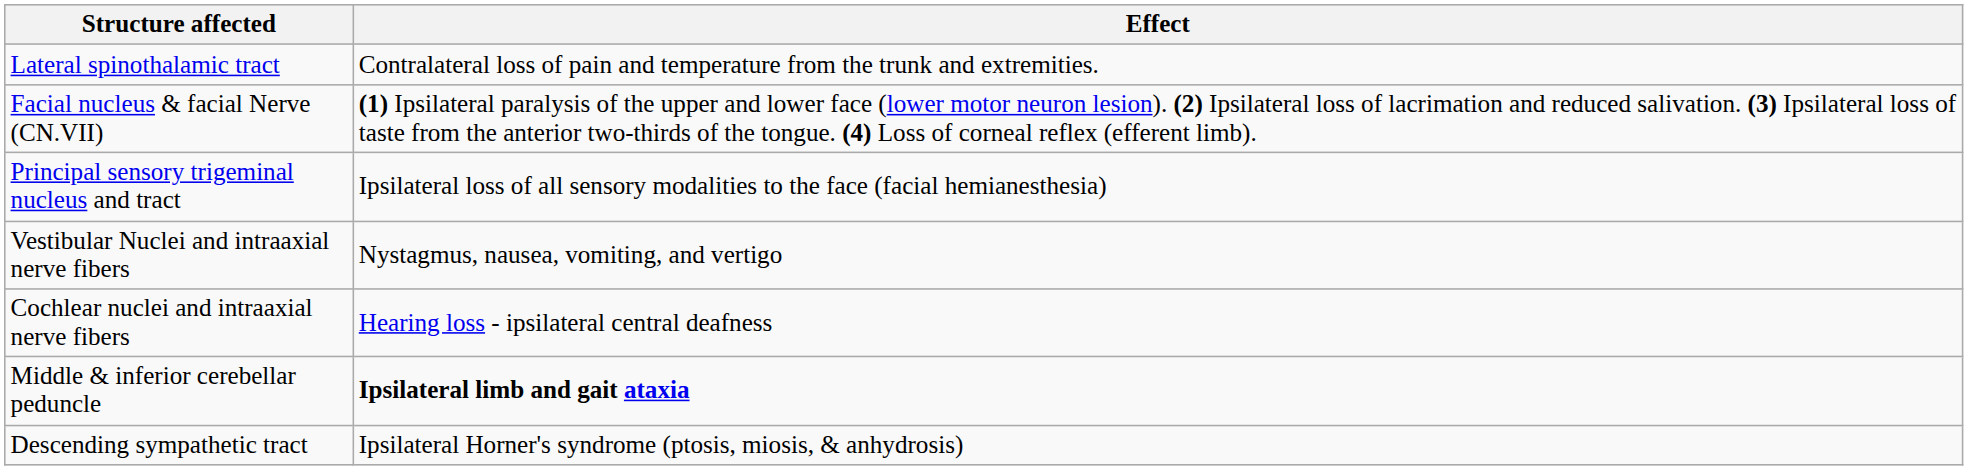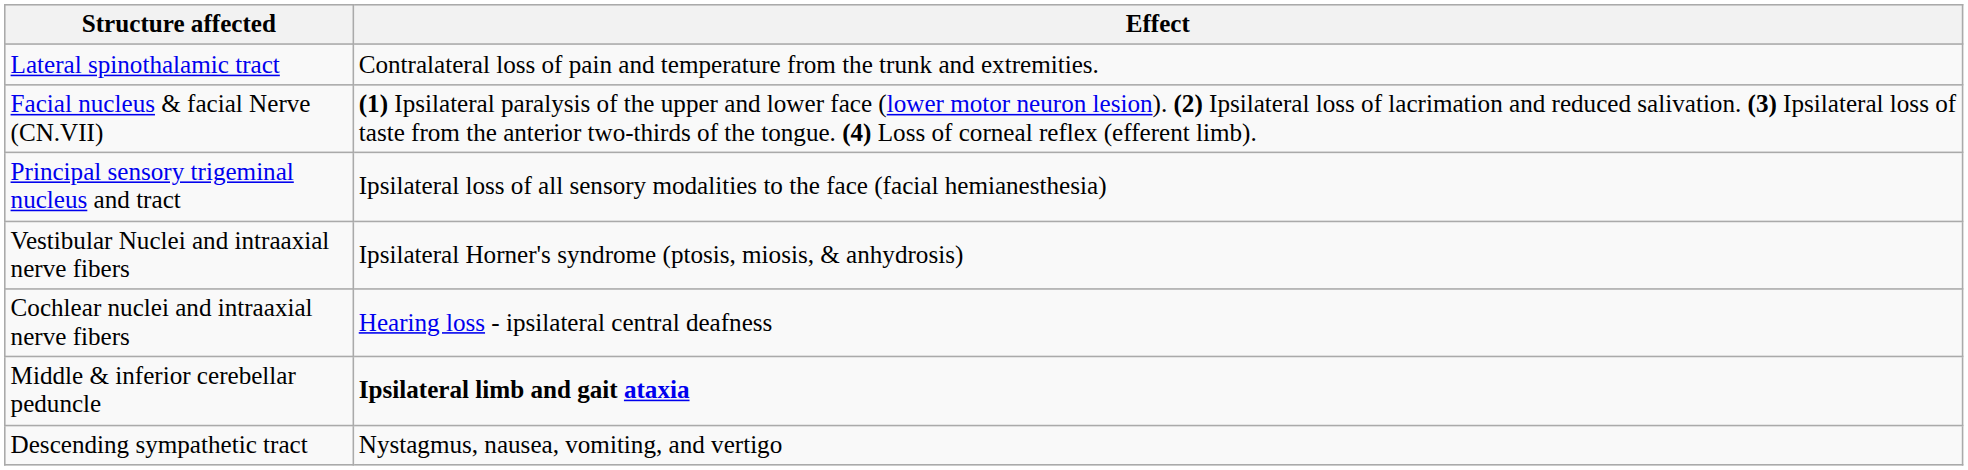(570, 254) Nystagmus, nausea, vomiting, and vertigo -> (661, 254) Ipsilateral Horner's syndrome (ptosis, miosis, & anhydrosis)
(661, 444) Ipsilateral Horner's syndrome (ptosis, miosis, & anhydrosis) -> (570, 444) Nystagmus, nausea, vomiting, and vertigo
